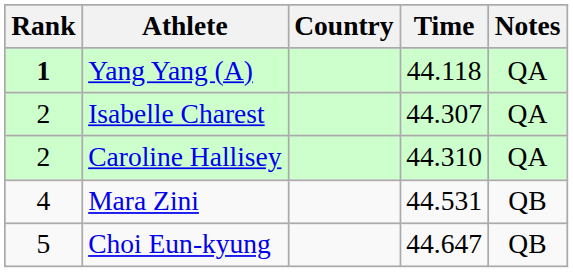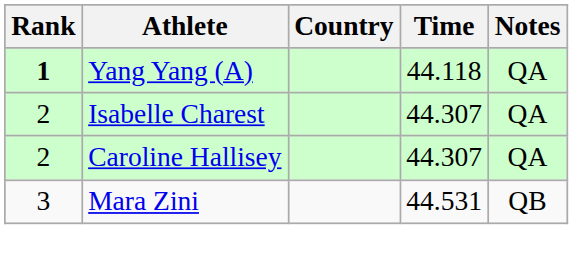(444, 157) 44.310 -> (444, 157) 44.307
(43, 200) 4 -> (43, 200) 3
- row: (179, 244)
